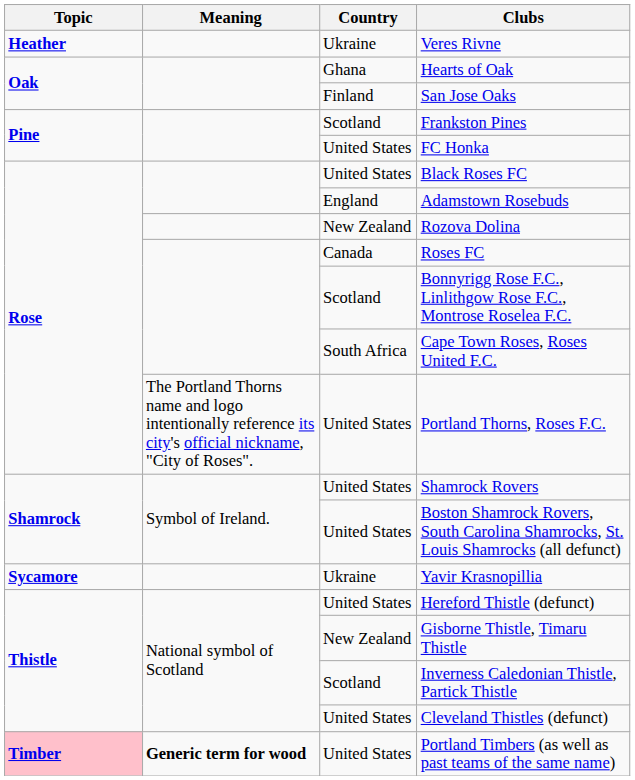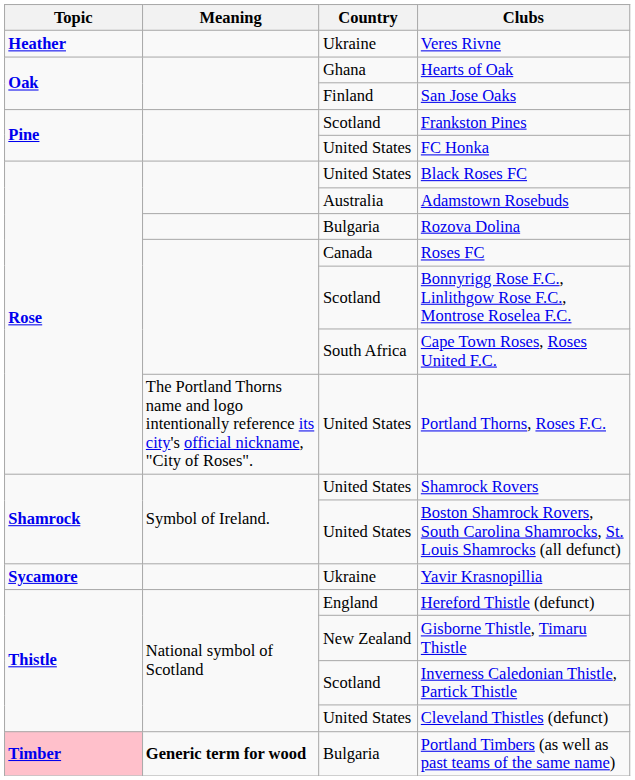(350, 200) England -> (353, 200) Australia
(367, 226) New Zealand -> (351, 226) Bulgaria
(367, 602) United States -> (350, 602) England
(367, 753) United States -> (351, 753) Bulgaria
